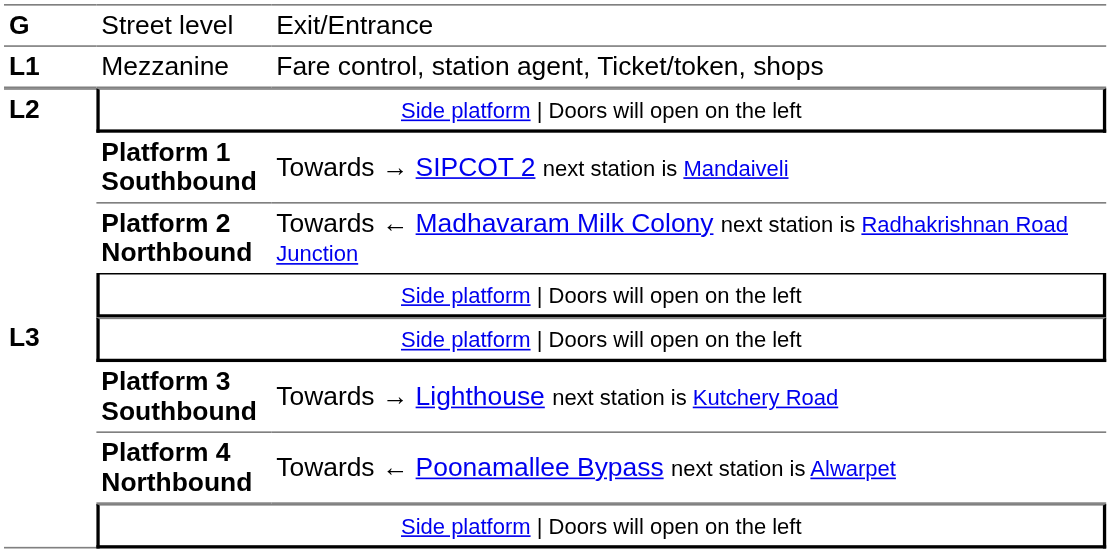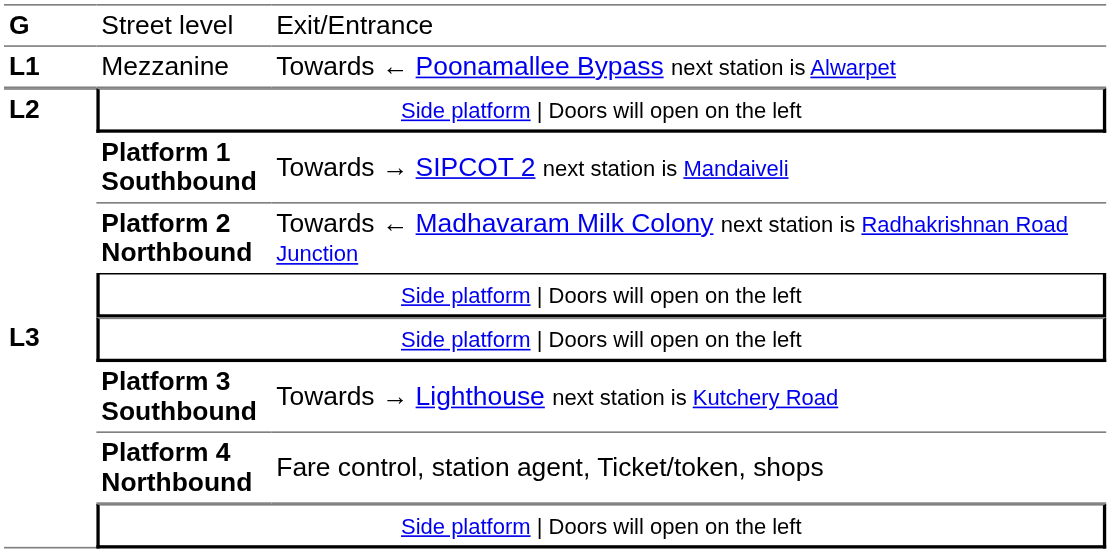(550, 66) Fare control, station agent, Ticket/token, shops -> (586, 66) Towards ← Poonamallee Bypass next station is Alwarpet
(586, 467) Towards ← Poonamallee Bypass next station is Alwarpet -> (550, 467) Fare control, station agent, Ticket/token, shops
